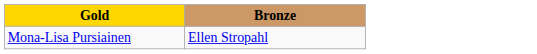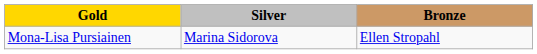+ column: (269, 15)
